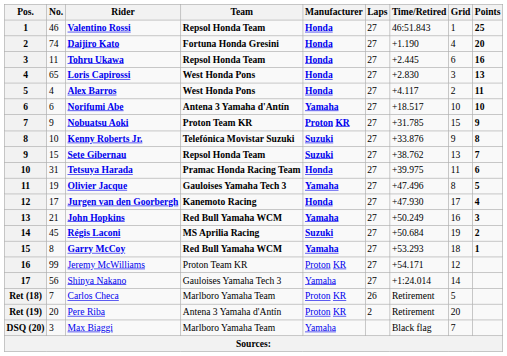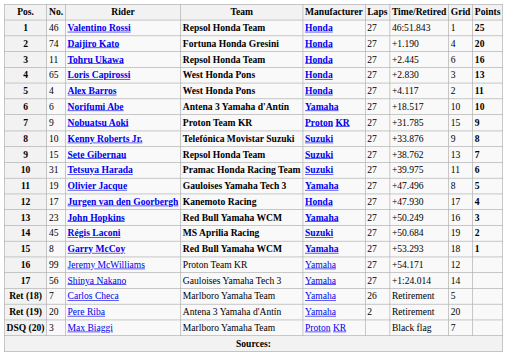(319, 170) Honda -> (319, 170) Suzuki
(54, 217) 21 -> (54, 217) 23
(326, 265) Proton KR -> (320, 265) Yamaha
(326, 296) Proton KR -> (320, 296) Yamaha
(326, 312) Proton KR -> (320, 312) Yamaha
(320, 328) Yamaha -> (326, 328) Proton KR
